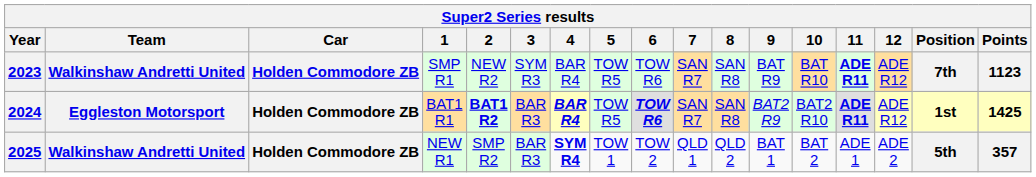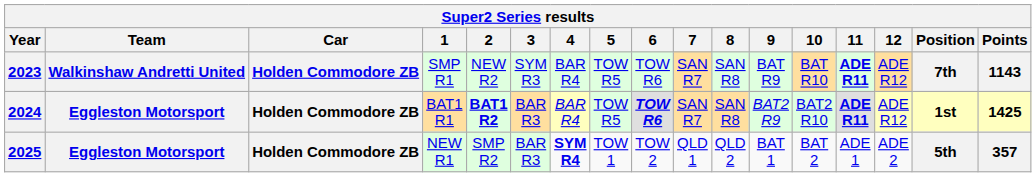(1005, 71) 1123 -> (1005, 71) 1143
(570, 111) bold -> (570, 111) normal
(147, 152) Walkinshaw Andretti United -> (147, 152) Eggleston Motorsport
